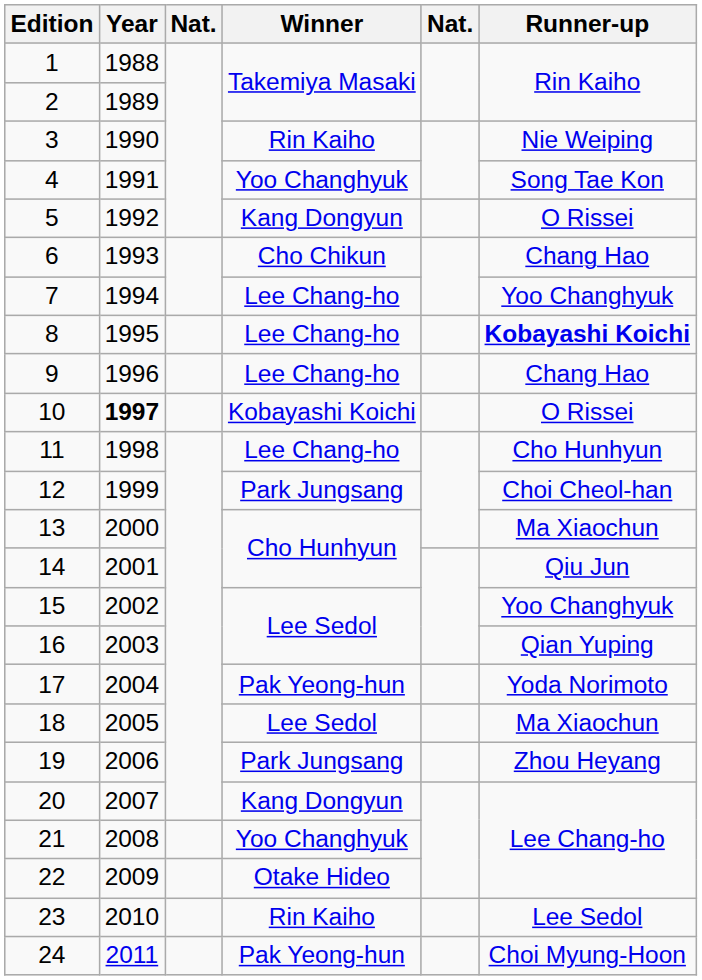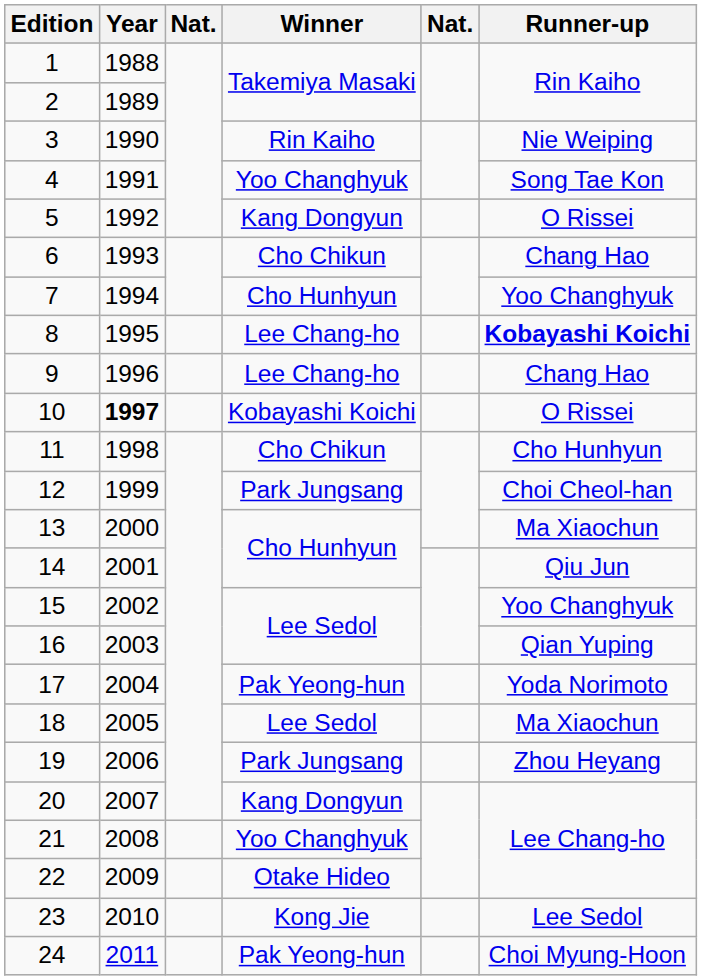(322, 295) Lee Chang-ho -> (322, 295) Cho Hunhyun
(322, 450) Lee Chang-ho -> (322, 450) Cho Chikun
(322, 916) Rin Kaiho -> (322, 916) Kong Jie
